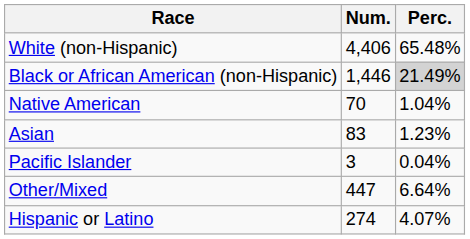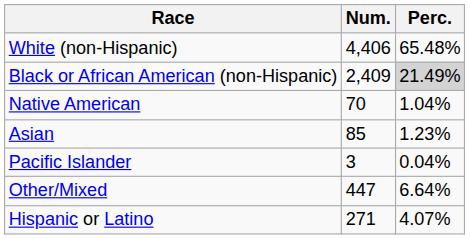(368, 76) 1,446 -> (368, 76) 2,409
(356, 133) 83 -> (356, 133) 85
(361, 219) 274 -> (361, 219) 271
